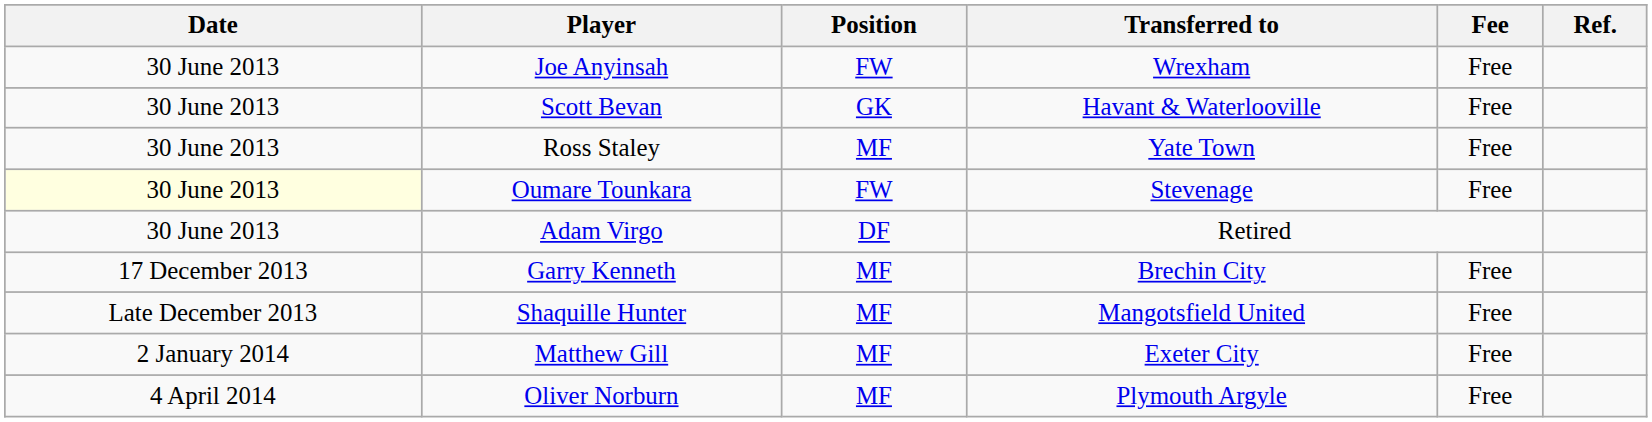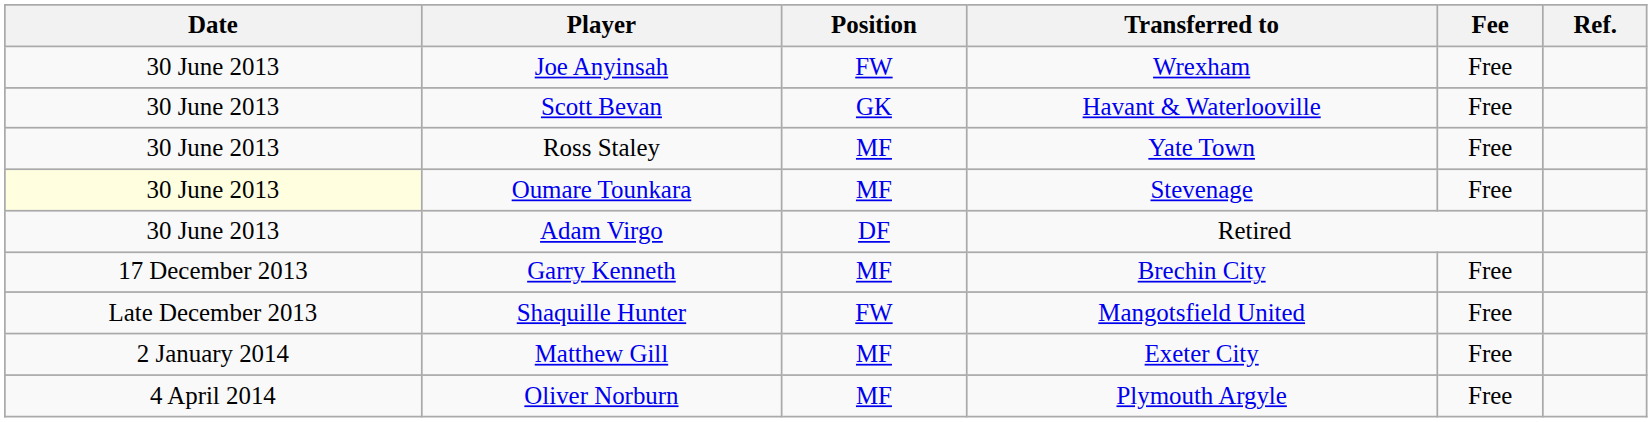(874, 189) FW -> (874, 189) MF
(874, 313) MF -> (874, 313) FW
